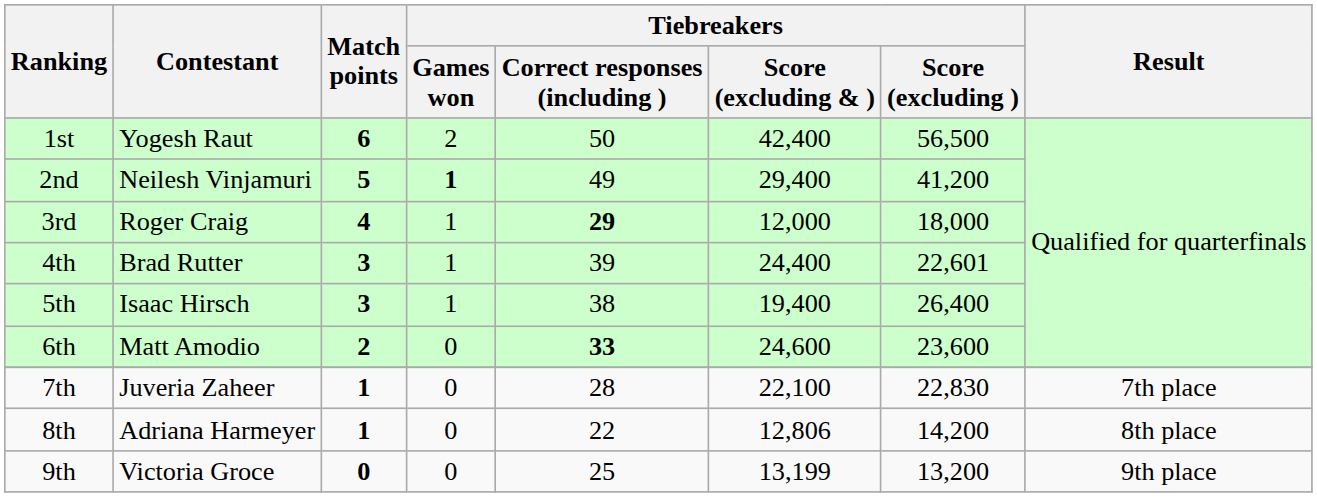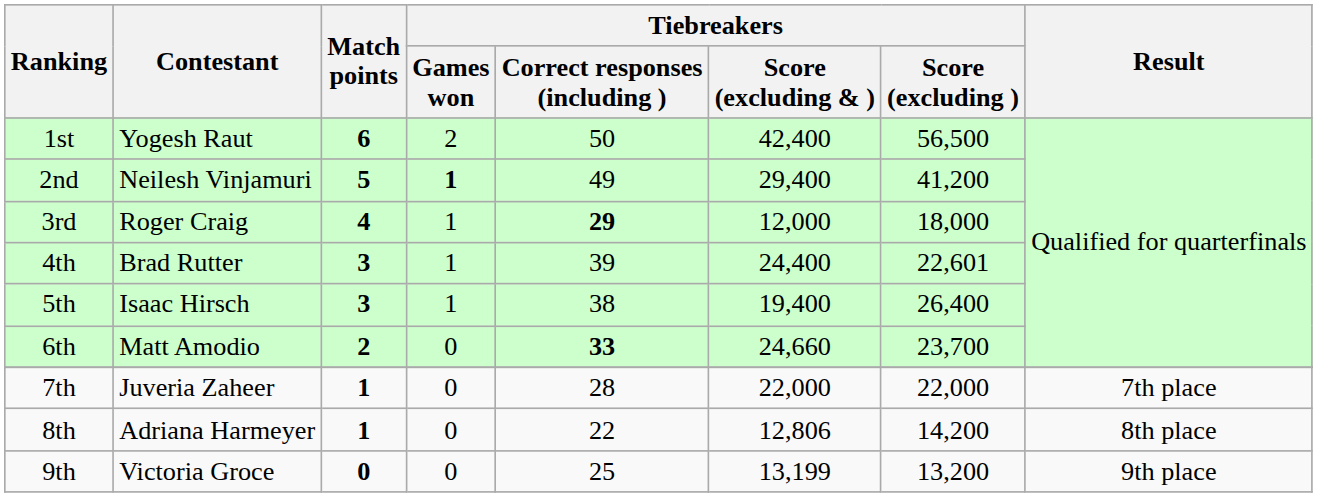(795, 346) 24,600 -> (795, 346) 24,660
(953, 346) 23,600 -> (953, 346) 23,700
(795, 387) 22,100 -> (795, 387) 22,000
(953, 387) 22,830 -> (953, 387) 22,000
